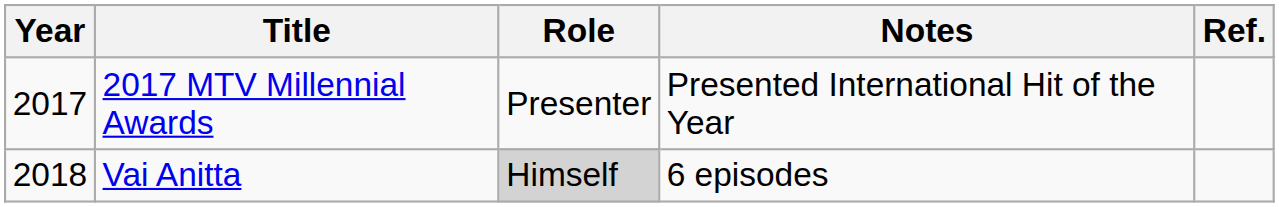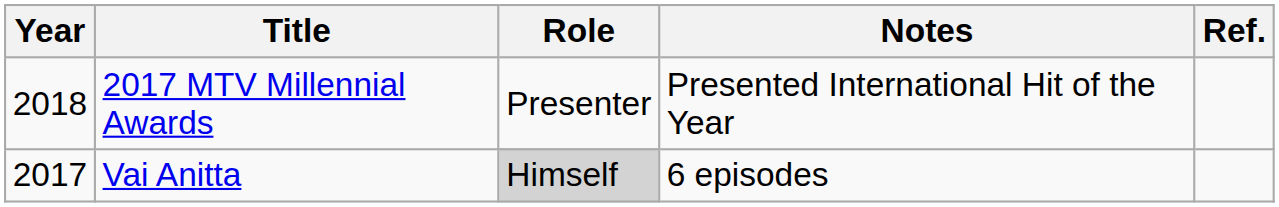(50, 102) 2017 -> (50, 102) 2018
(50, 174) 2018 -> (50, 174) 2017
